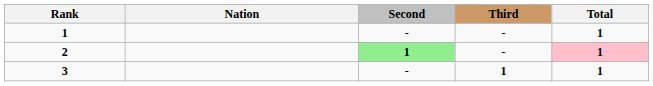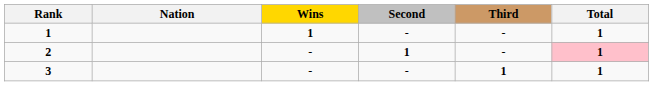+ column: (310, 14)
(407, 52) lightgreen background -> (407, 52) no background
